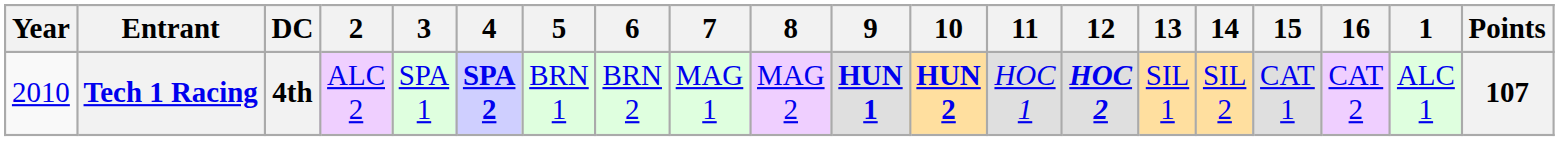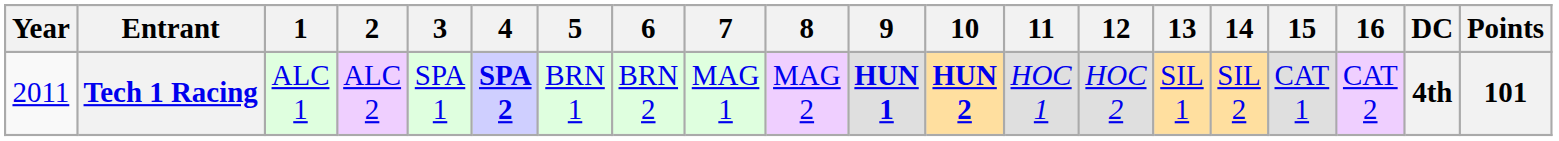columns swapped: (1426, 27) <-> (292, 27)
(41, 92) 2010 -> (41, 92) 2011
(1101, 92) bold -> (1116, 92) normal
(1507, 92) 107 -> (1506, 92) 101
